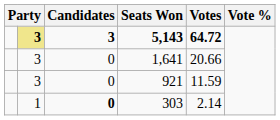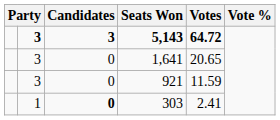(37, 37) khaki background -> (37, 37) no background
(206, 59) 20.66 -> (206, 59) 20.65
(209, 103) 2.14 -> (209, 103) 2.41
